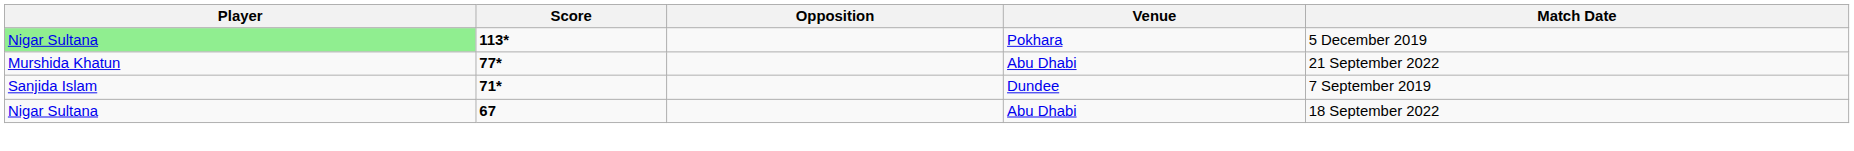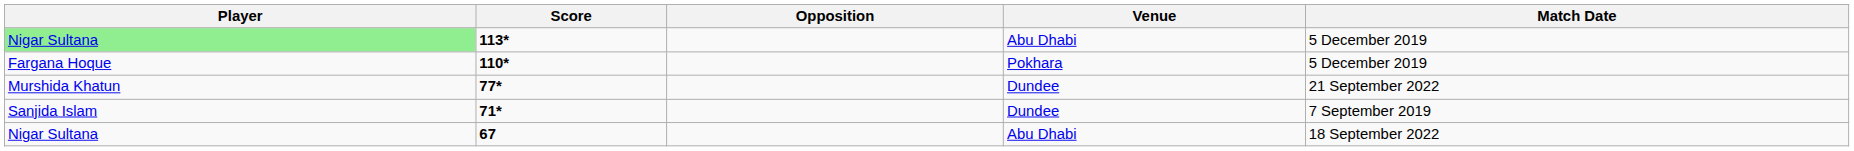(1035, 39) Pokhara -> (1042, 39) Abu Dhabi
+ row: (494, 63)
(1042, 63) Abu Dhabi -> (1033, 87) Dundee
